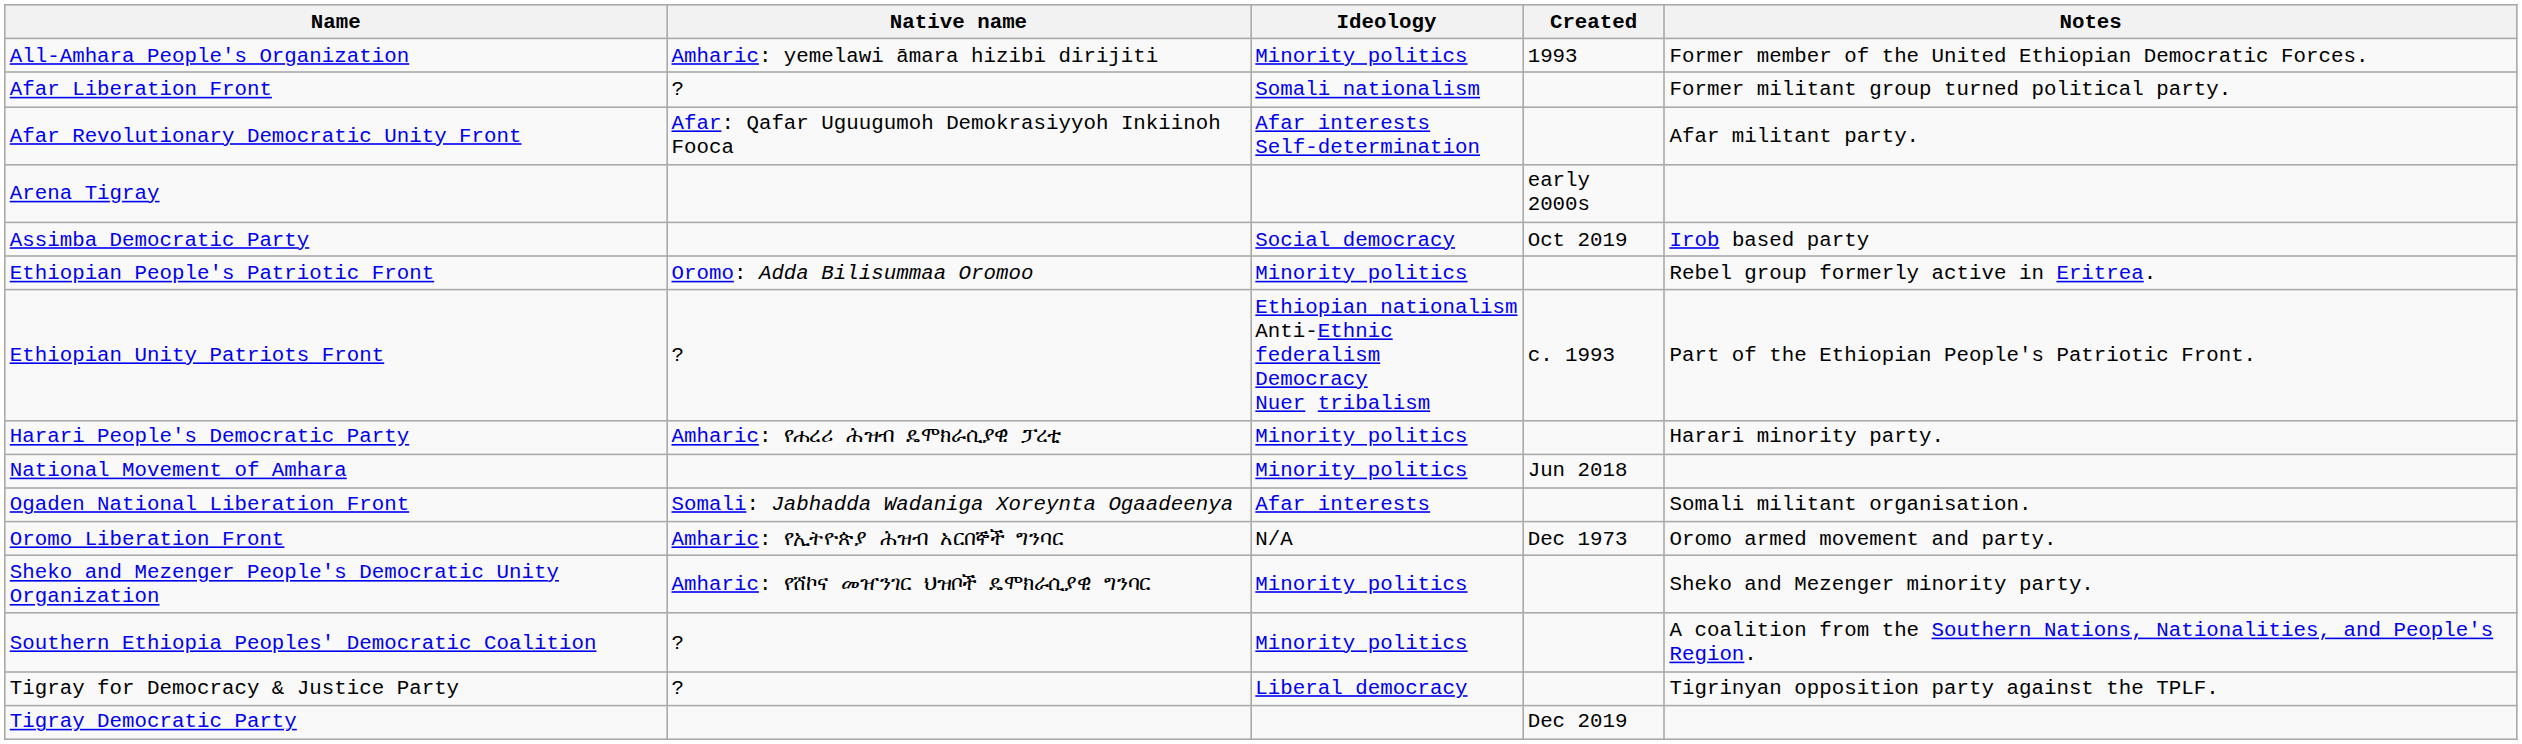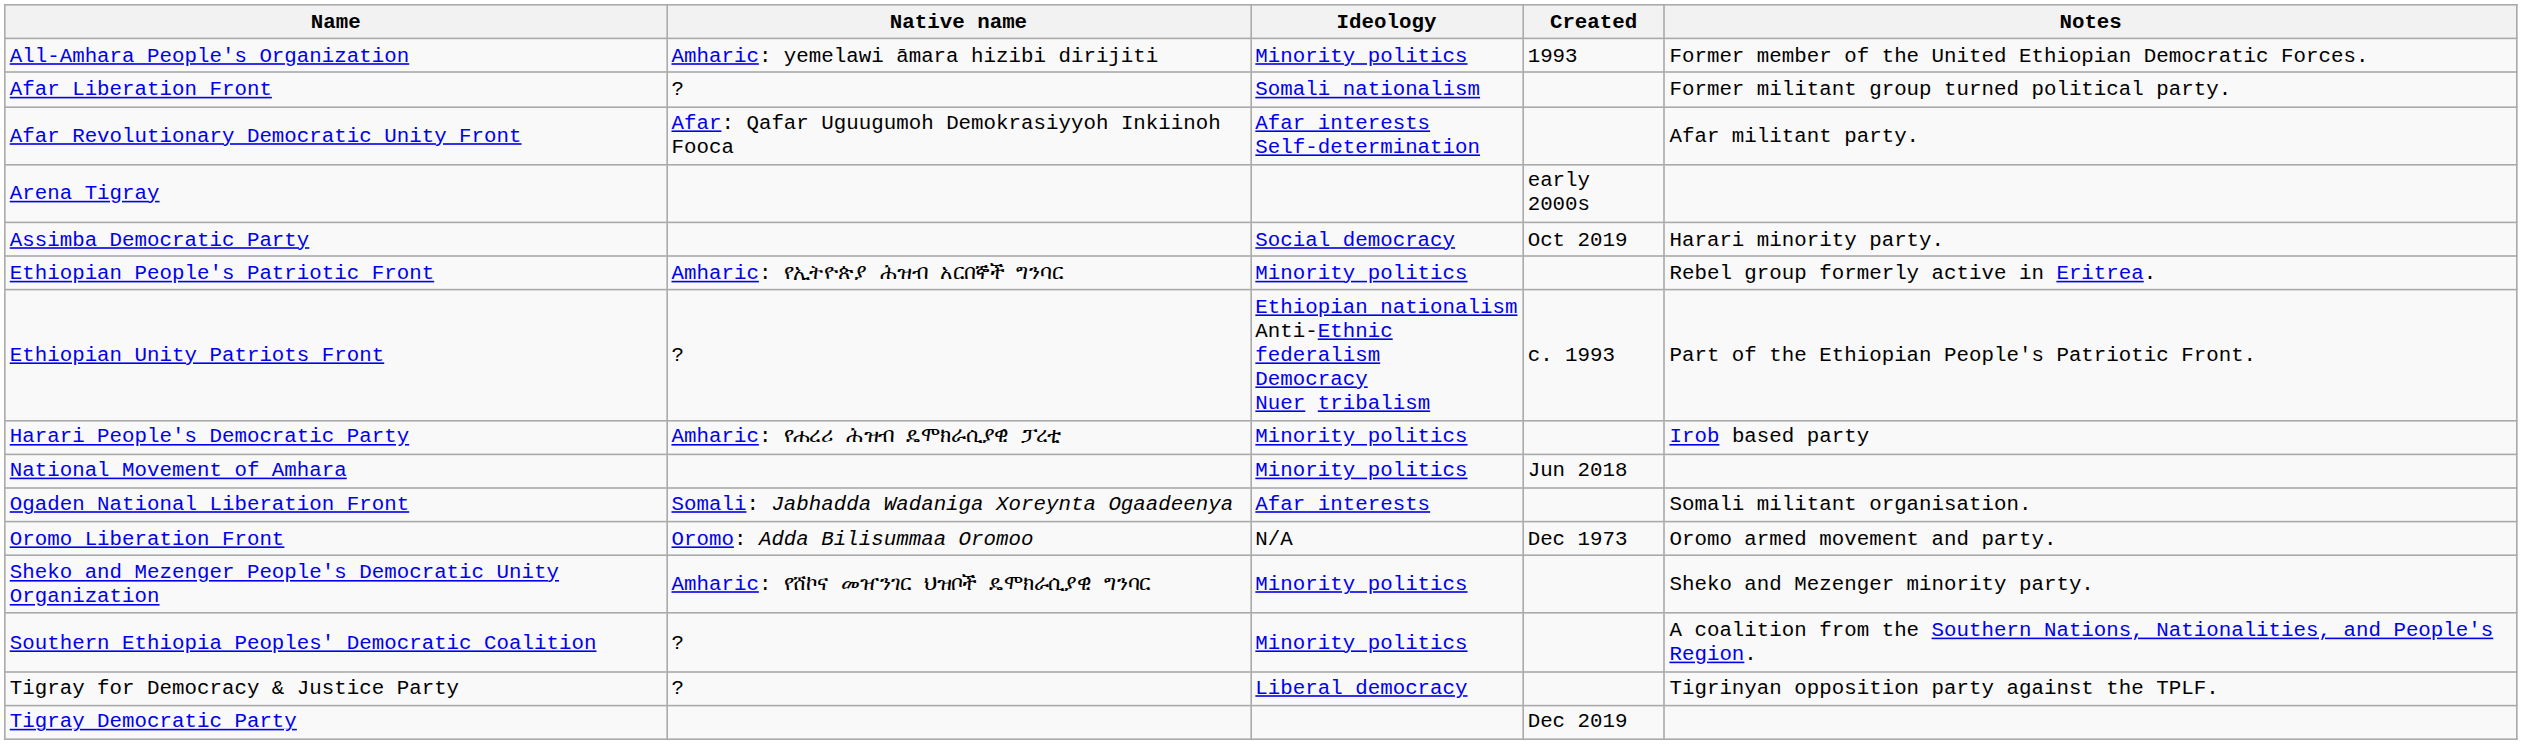(1769, 239) Irob based party -> (1807, 239) Harari minority party.
(853, 273) Oromo: Adda Bilisummaa Oromoo -> (867, 273) Amharic: የኢትዮጵያ ሕዝብ አርበኞች ግንባር
(1807, 437) Harari minority party. -> (1769, 437) Irob based party
(867, 539) Amharic: የኢትዮጵያ ሕዝብ አርበኞች ግንባር -> (853, 539) Oromo: Adda Bilisummaa Oromoo
